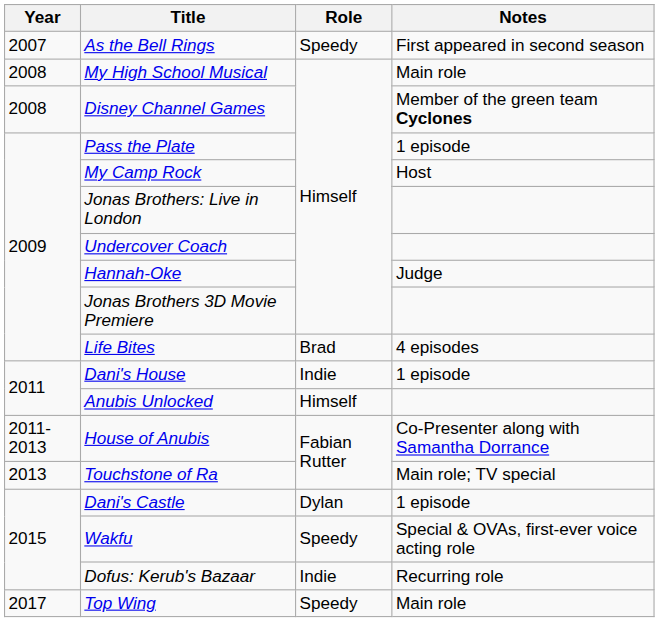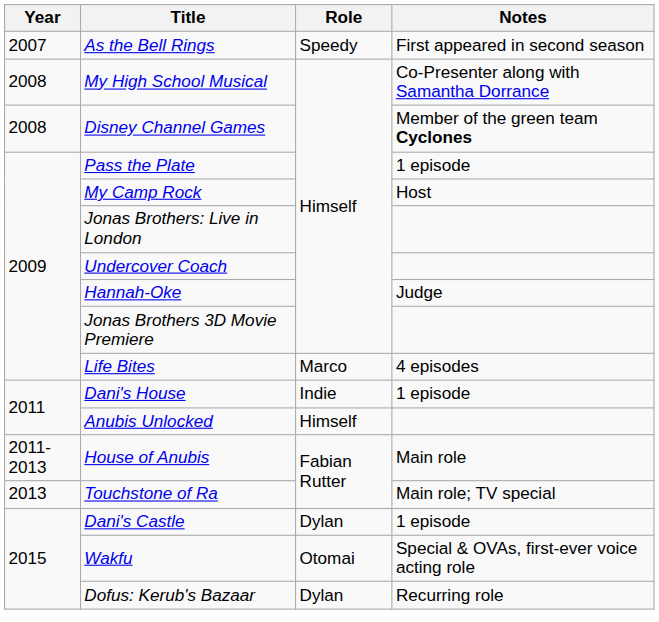(431, 72) Main role -> (488, 82) Co-Presenter along with Samantha Dorrance
(318, 347) Brad -> (323, 366) Marco
(488, 438) Co-Presenter along with Samantha Dorrance -> (431, 457) Main role
(329, 539) Speedy -> (327, 558) Otomai
(318, 575) Indie -> (321, 595) Dylan
- row: (120, 603)
